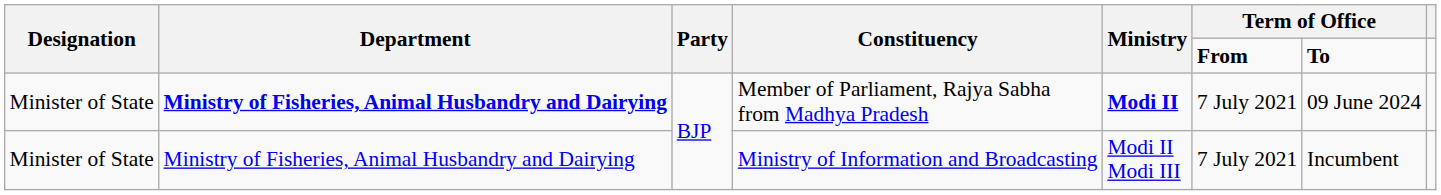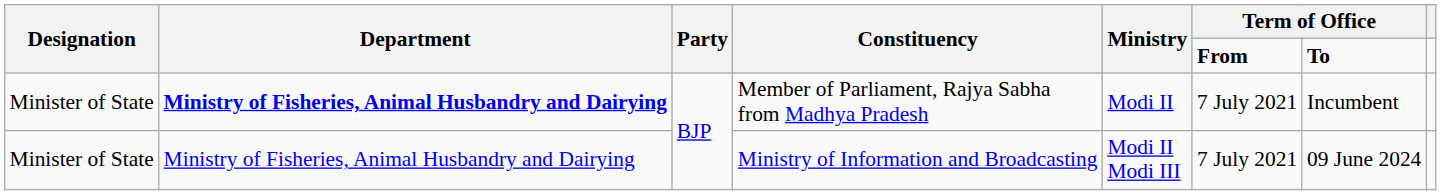(1143, 101) bold -> (1140, 101) normal
(1364, 101) 09 June 2024 -> (1353, 101) Incumbent
(1353, 159) Incumbent -> (1364, 159) 09 June 2024
